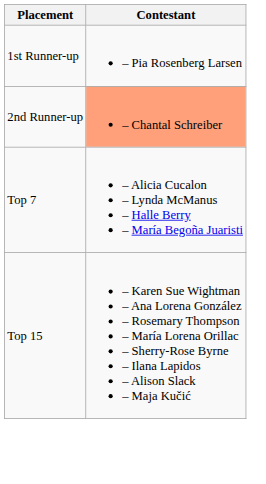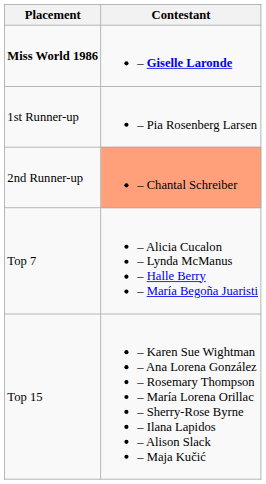+ row: (53, 55)
